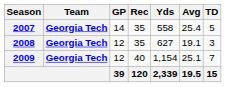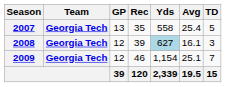(119, 27) 14 -> (119, 27) 13
(139, 43) 35 -> (139, 43) 39
(165, 43) no background -> (165, 43) lightblue background
(191, 43) 19.1 -> (191, 43) 16.1
(139, 58) 40 -> (139, 58) 46
